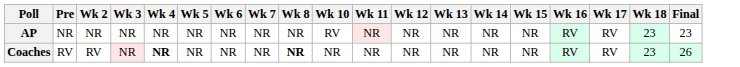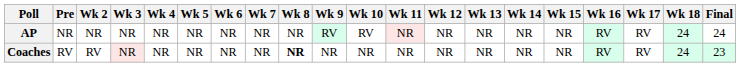+ column: (329, 14)
(649, 33) 23 -> (683, 33) 24
(686, 33) 23 -> (719, 33) 24
(161, 52) bold -> (161, 52) normal
(649, 52) 23 -> (683, 52) 24
(686, 52) 26 -> (719, 52) 23
